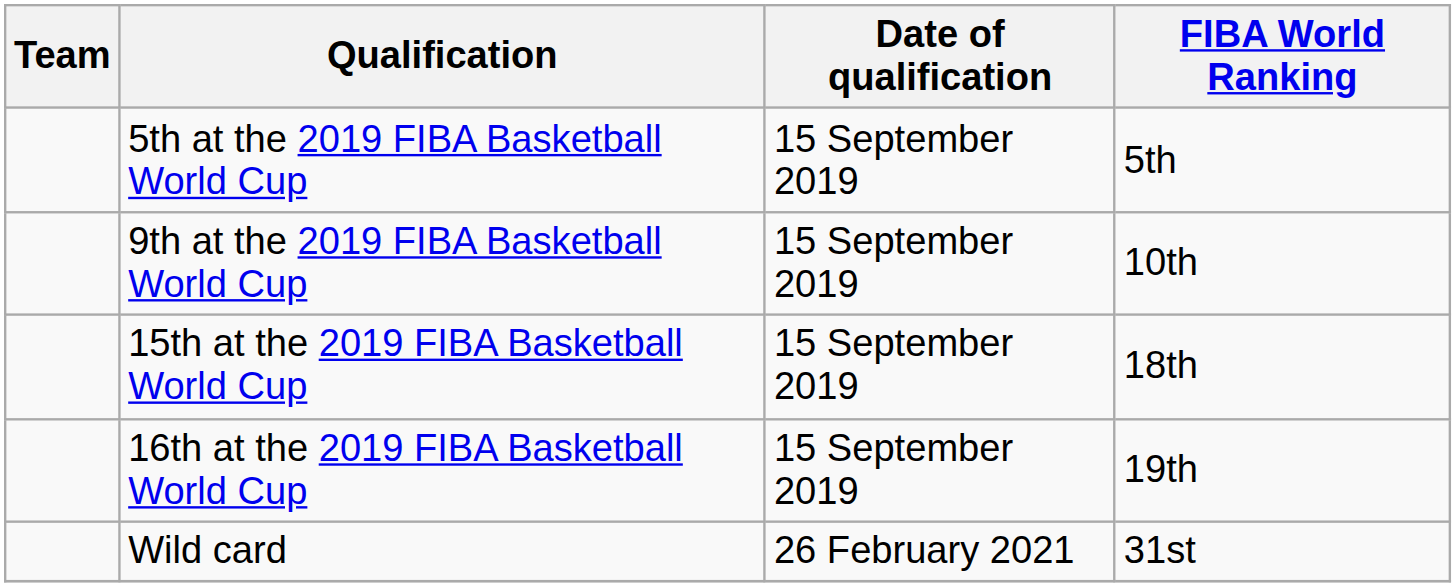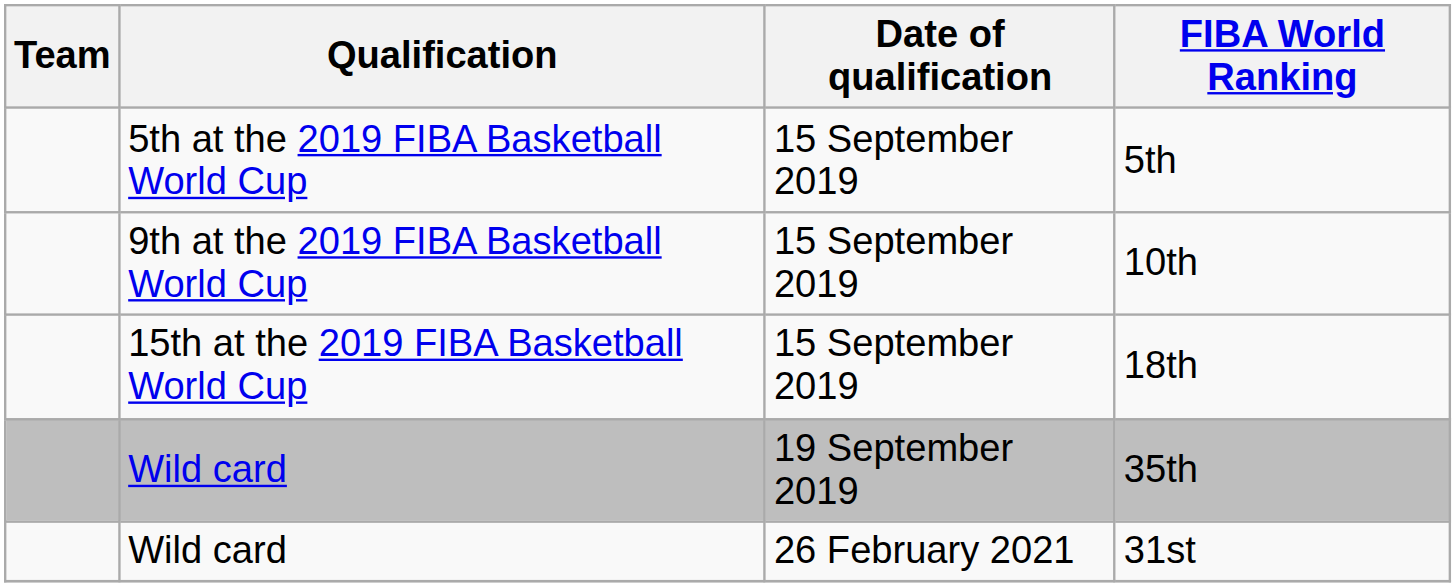- row: (1161, 469)
+ row: (1161, 469)
